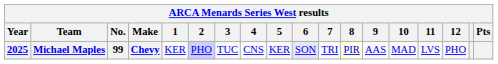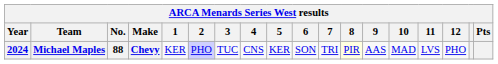(18, 50) 2025 -> (18, 50) 2024
(118, 50) 99 -> (118, 50) 88
(306, 50) lavender background -> (306, 50) no background
